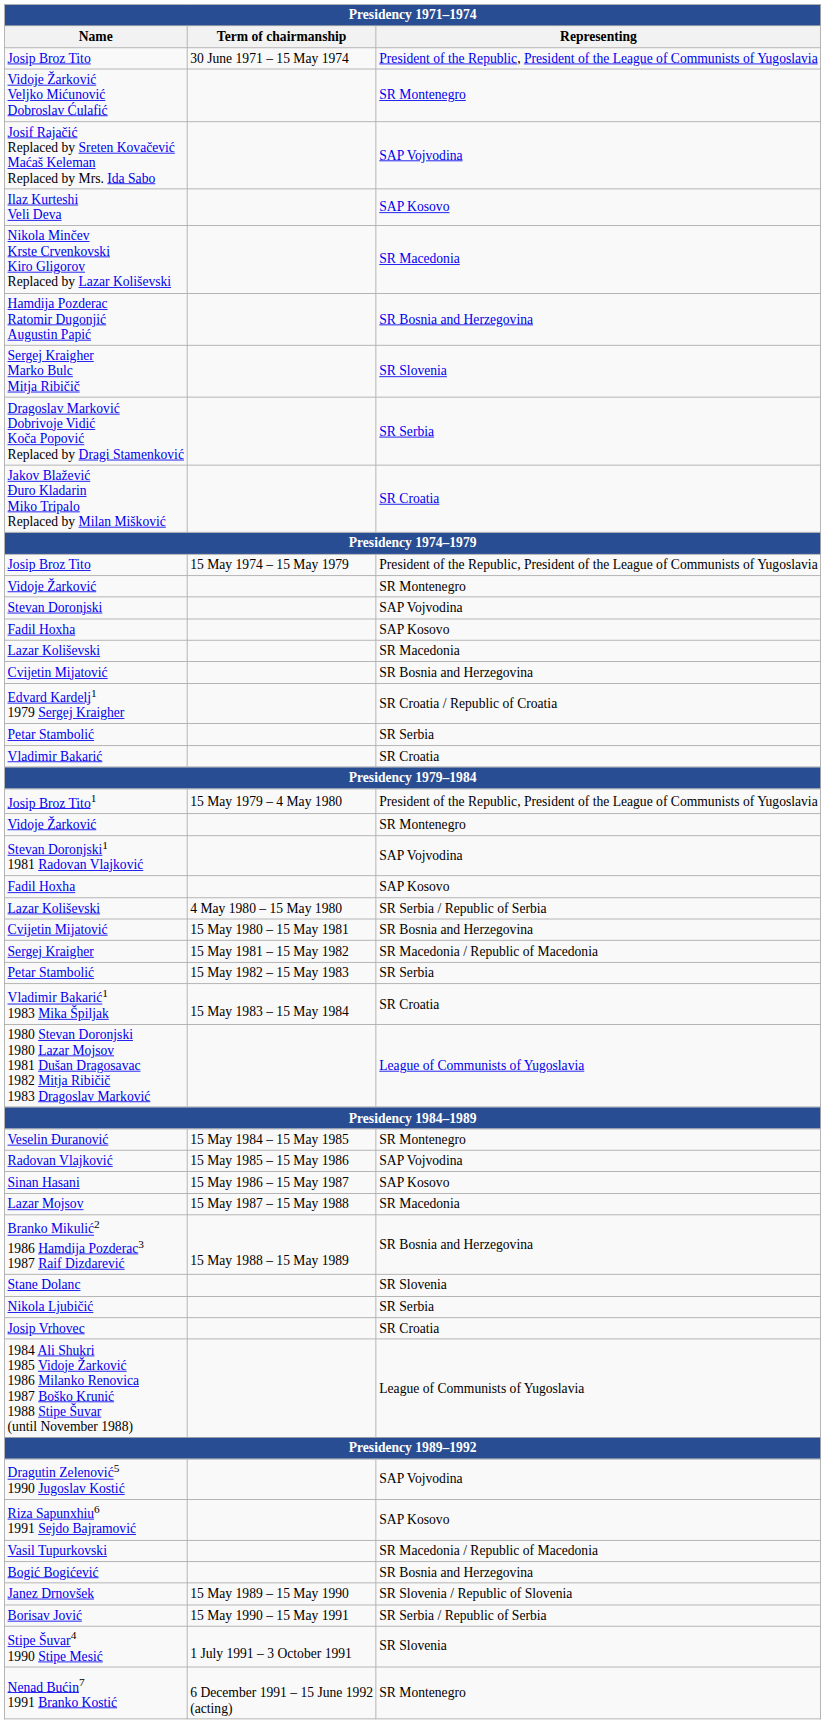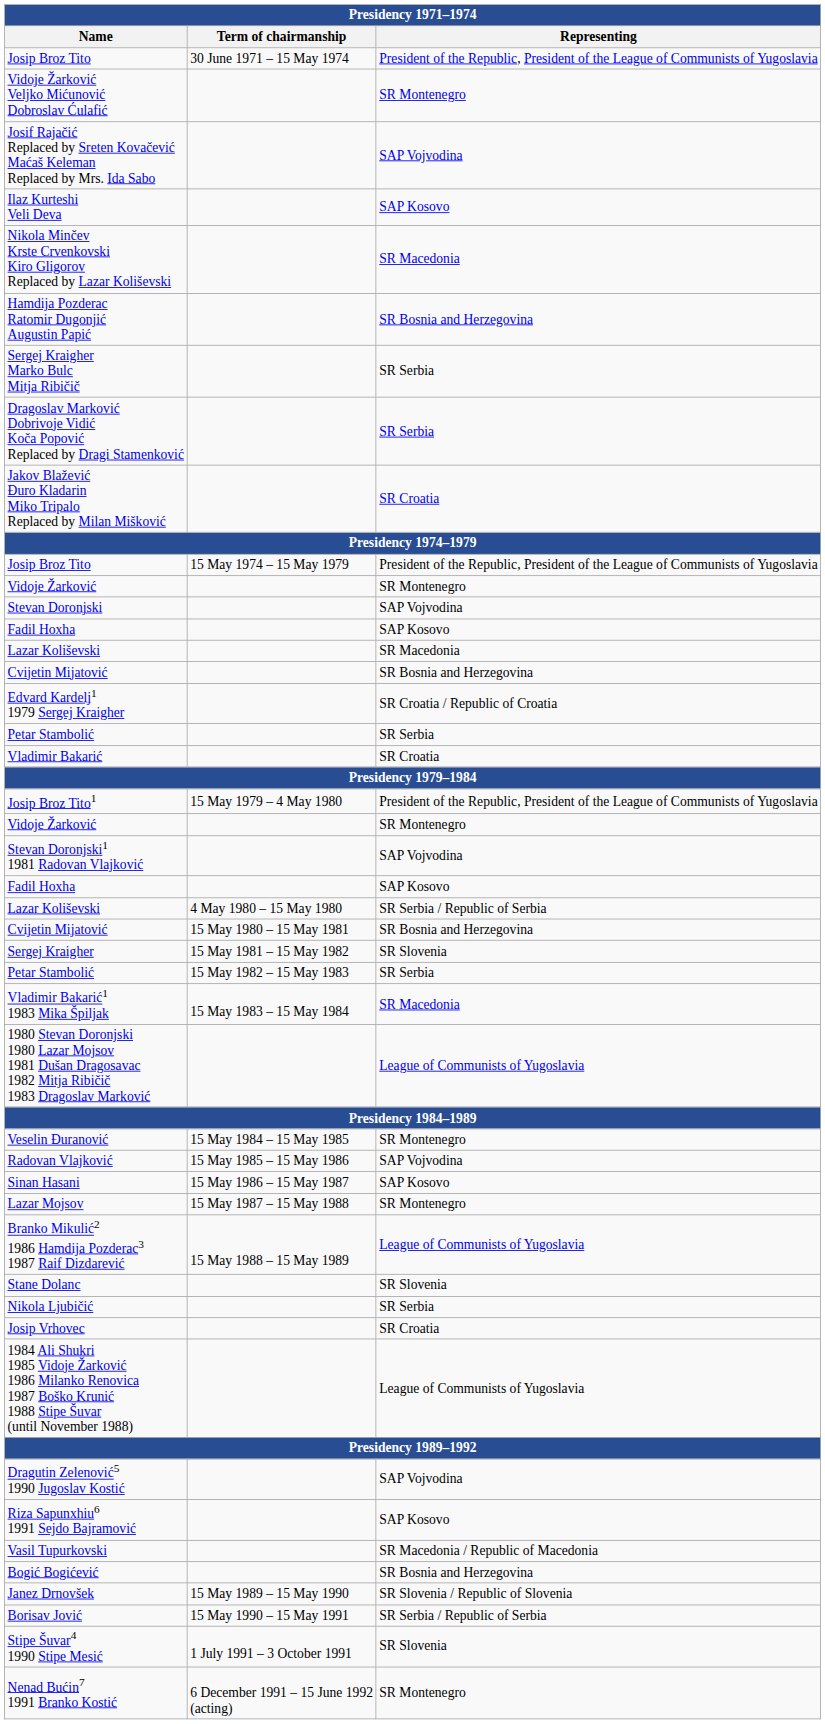(413, 371) SR Slovenia -> (407, 371) SR Serbia
(489, 951) SR Macedonia / Republic of Macedonia -> (413, 951) SR Slovenia
(409, 1004) SR Croatia -> (420, 1004) SR Macedonia
(420, 1204) SR Macedonia -> (423, 1204) SR Montenegro
(456, 1244) SR Bosnia and Herzegovina -> (482, 1244) League of Communists of Yugoslavia
